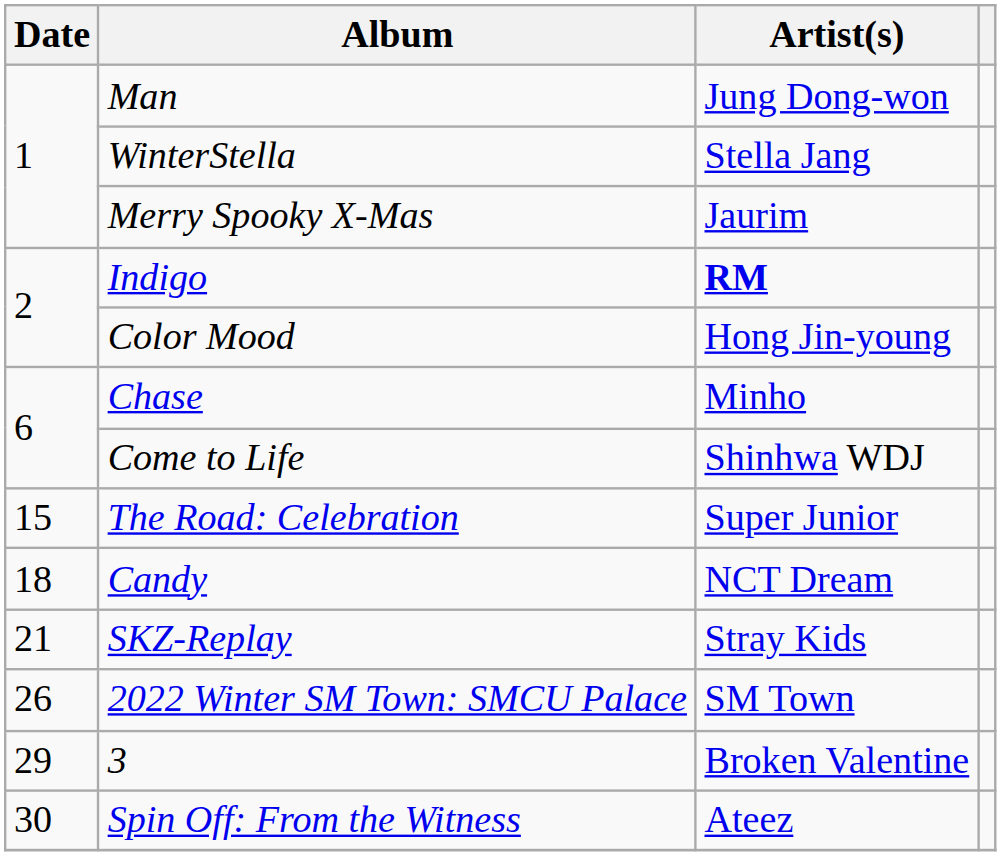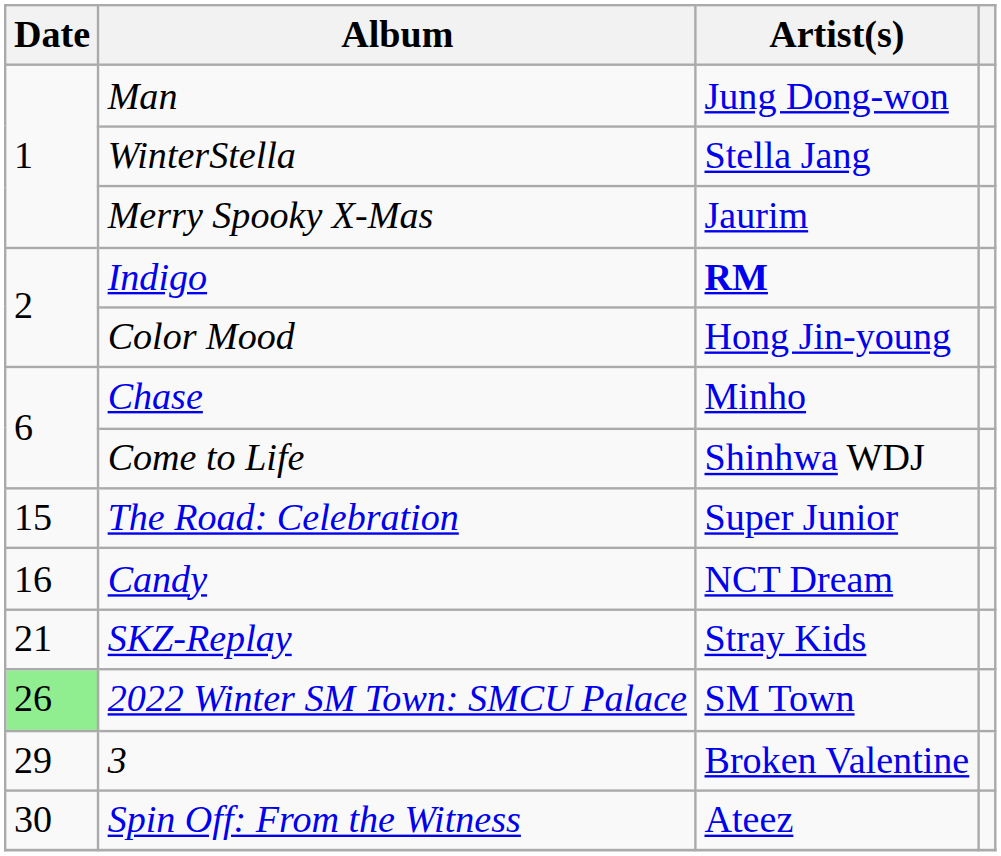(33, 578) 18 -> (33, 578) 16
(33, 699) no background -> (33, 699) lightgreen background
